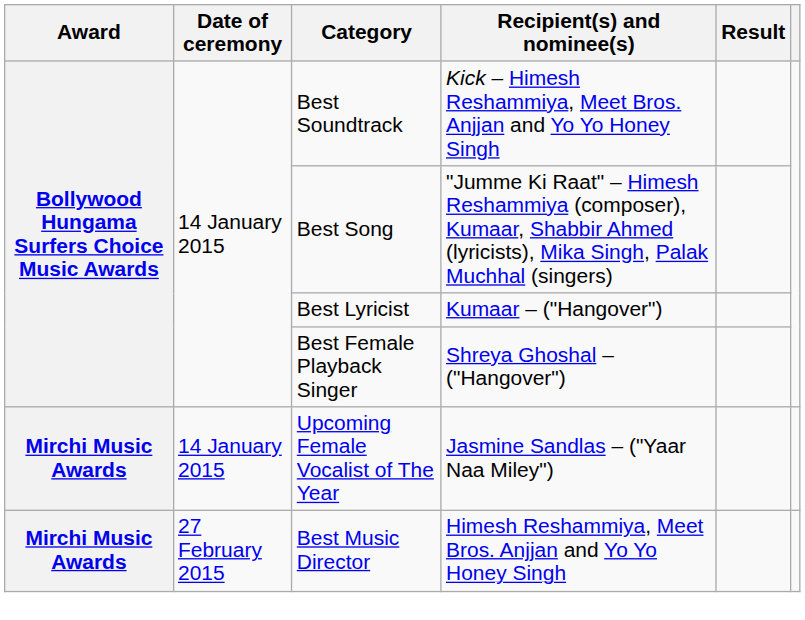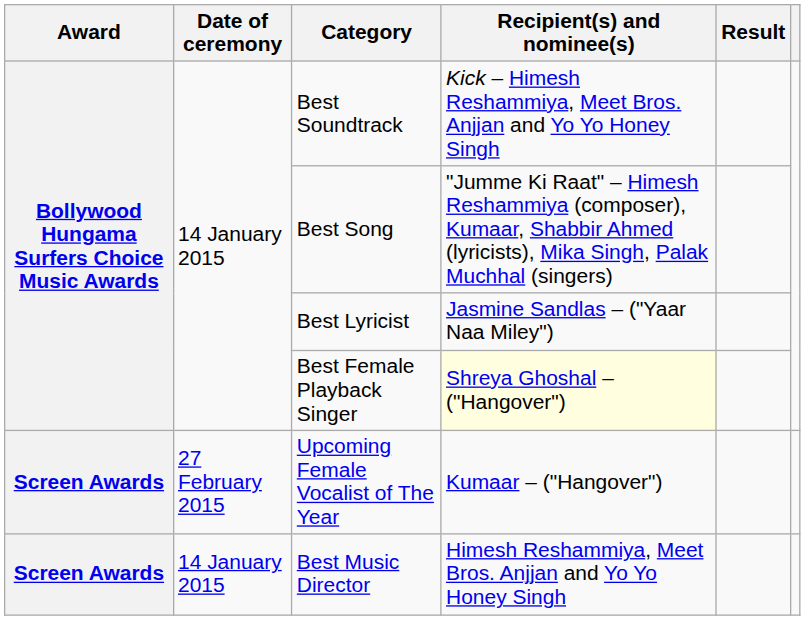(554, 309) Kumaar – ("Hangover") -> (566, 321) Jasmine Sandlas – ("Yaar Naa Miley")
(530, 366) no background -> (530, 389) lightyellow background
(89, 458) Mirchi Music Awards -> (89, 482) Screen Awards
(230, 458) 14 January 2015 -> (220, 482) 27 February 2015
(566, 458) Jasmine Sandlas – ("Yaar Naa Miley") -> (554, 482) Kumaar – ("Hangover")
(89, 550) Mirchi Music Awards -> (89, 574) Screen Awards
(220, 550) 27 February 2015 -> (230, 574) 14 January 2015
